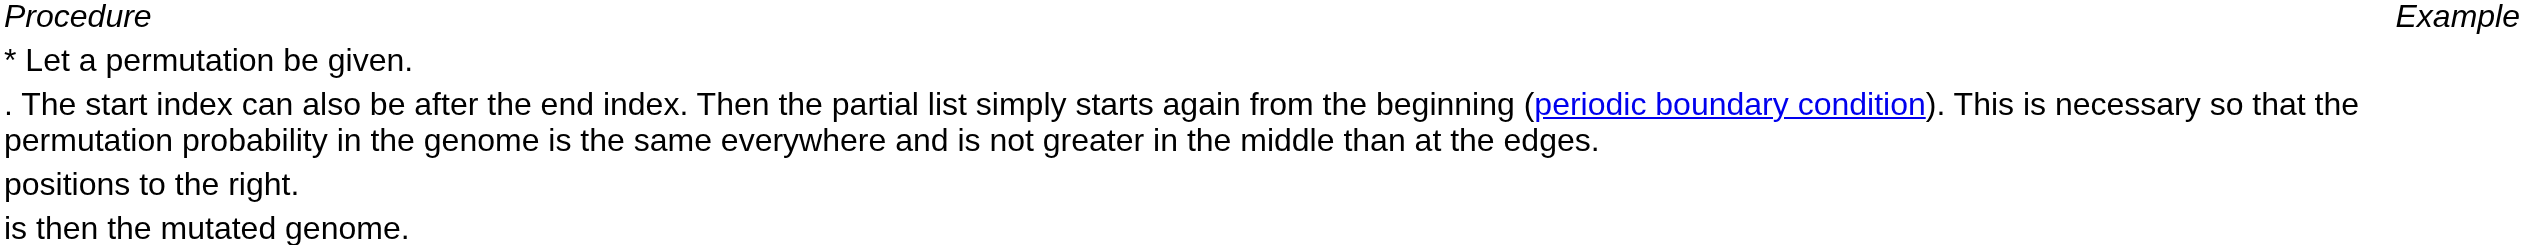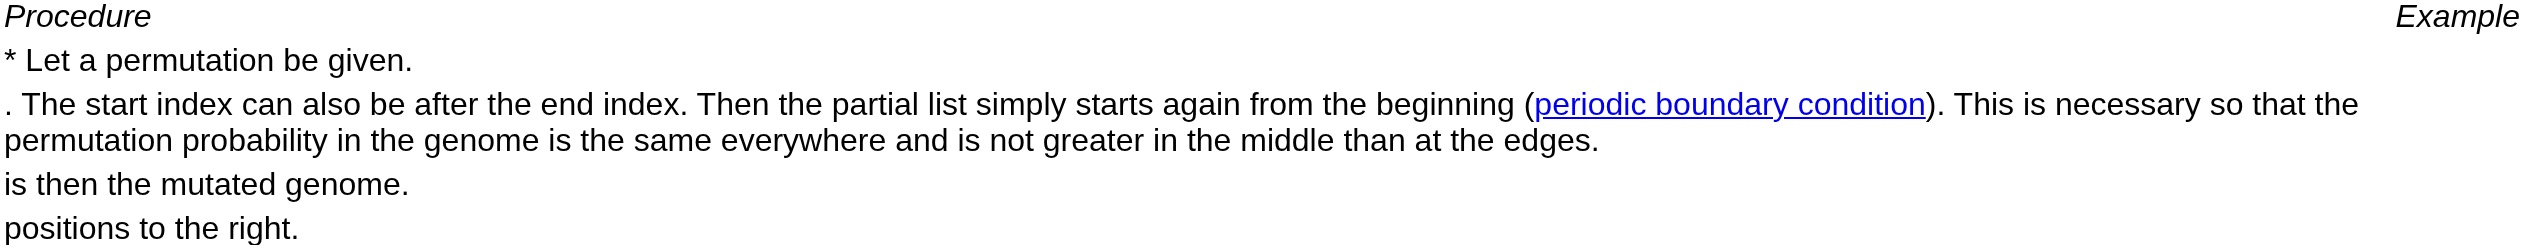rows swapped: (152, 184) <-> (207, 228)
